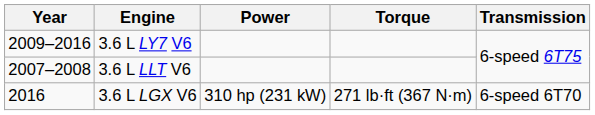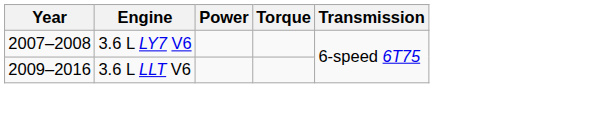(50, 43) 2009–2016 -> (50, 43) 2007–2008
(50, 69) 2007–2008 -> (50, 69) 2009–2016
- row: (148, 95)
